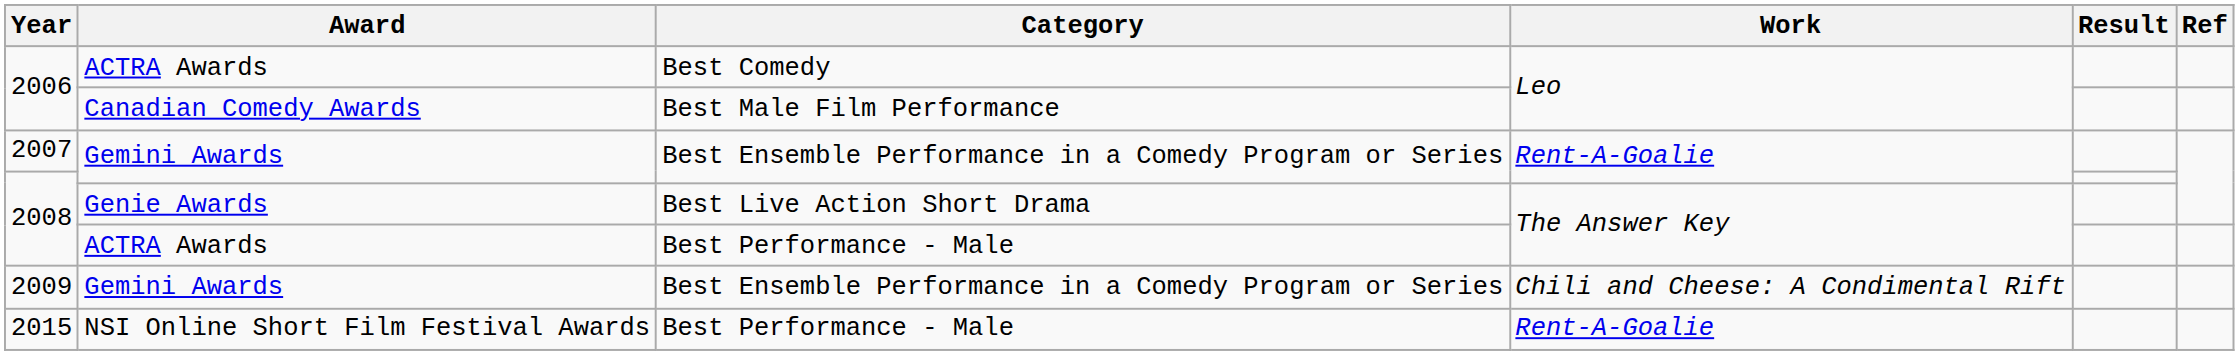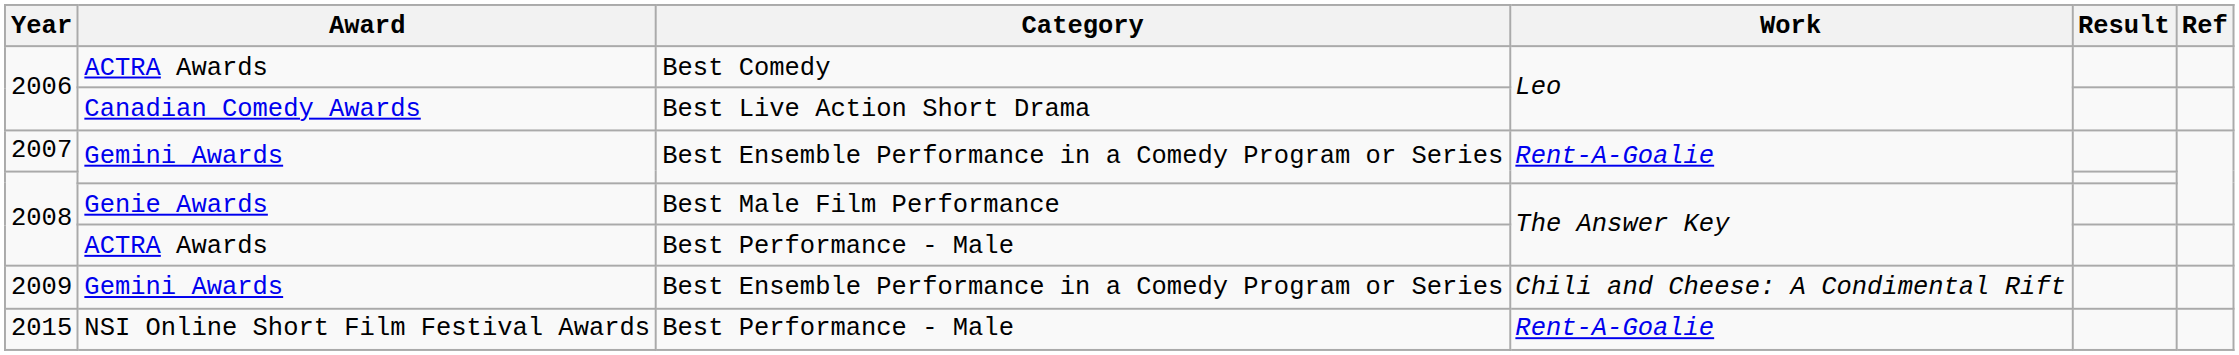(861, 109) Best Male Film Performance -> (876, 109) Best Live Action Short Drama
(876, 204) Best Live Action Short Drama -> (861, 204) Best Male Film Performance
